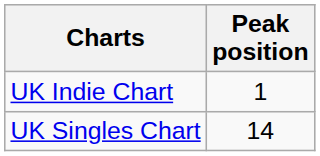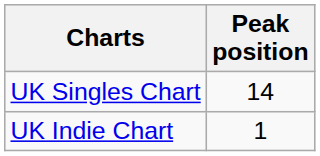rows swapped: (106, 130) <-> (92, 91)
